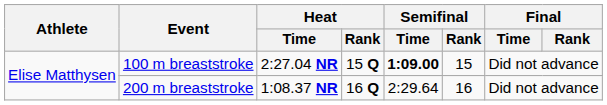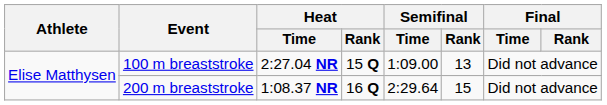(413, 64) bold -> (413, 64) normal
(464, 64) 15 -> (463, 64) 13
(464, 88) 16 -> (463, 88) 15
